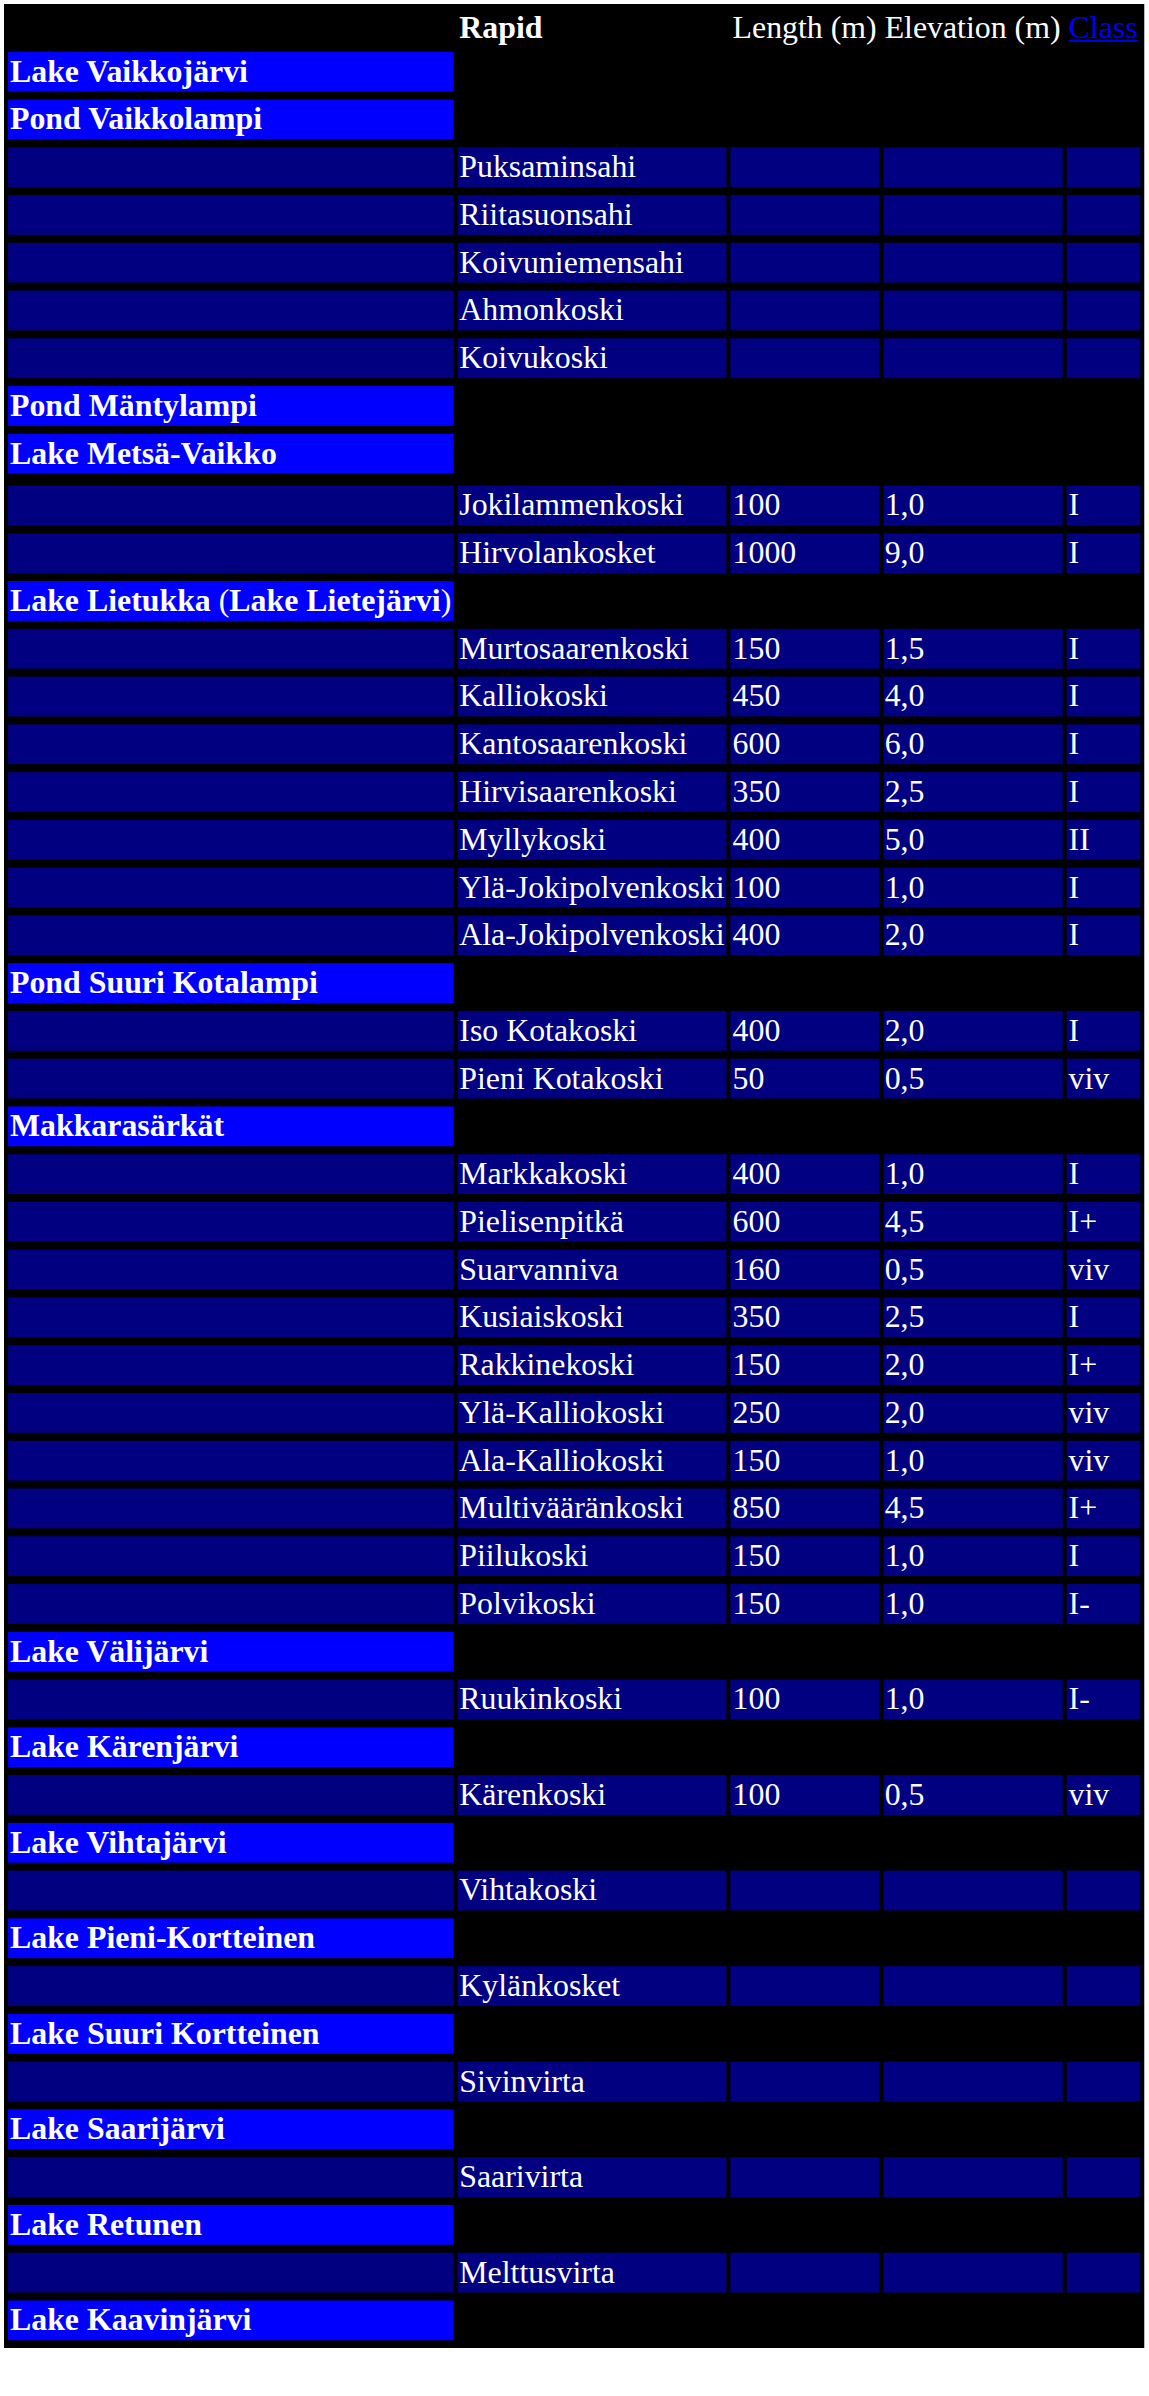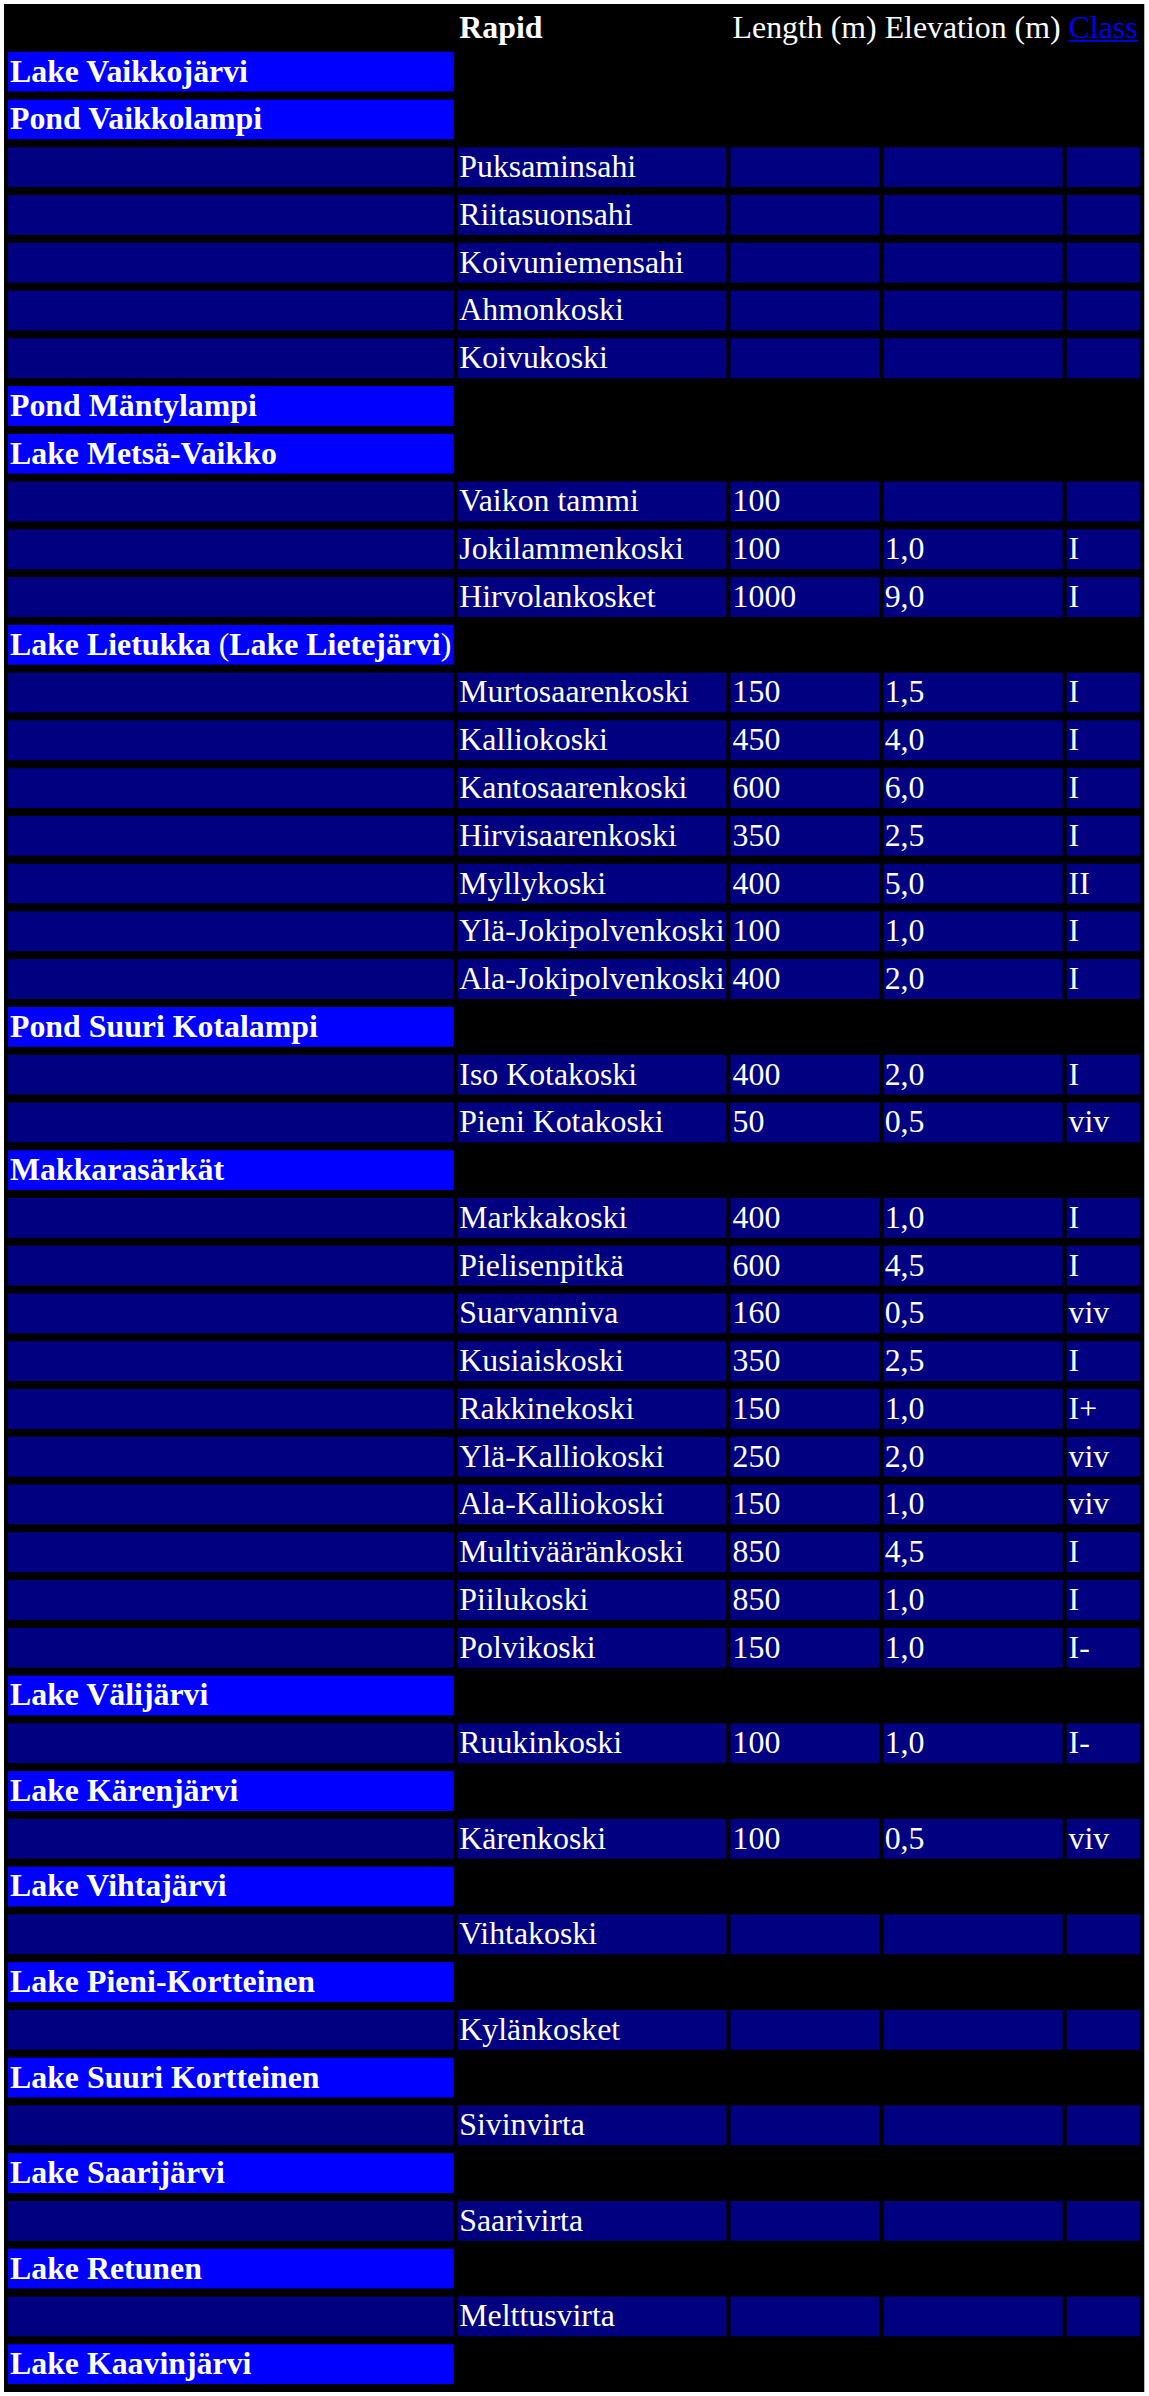+ row: (231, 502)
(1083, 1221) I+ -> (1074, 1265) I
(905, 1364) 2,0 -> (905, 1408) 1,0
(1083, 1507) I+ -> (1074, 1551) I
(756, 1555) 150 -> (756, 1599) 850
